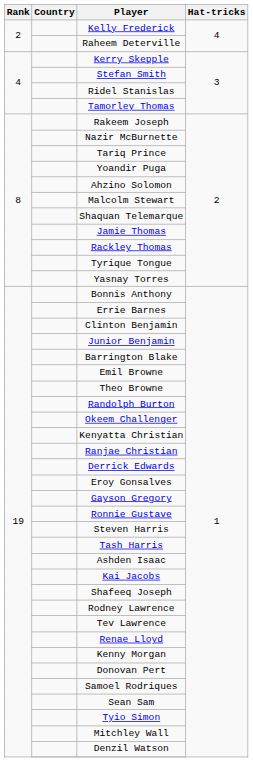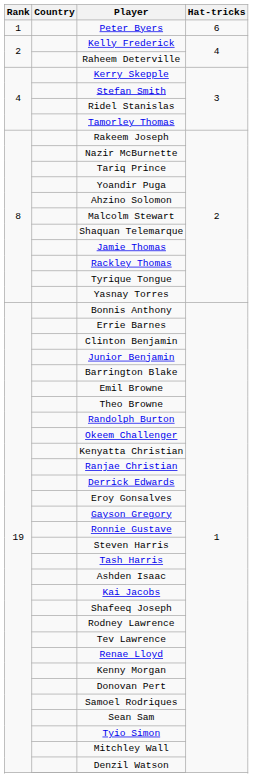+ row: (131, 28)
